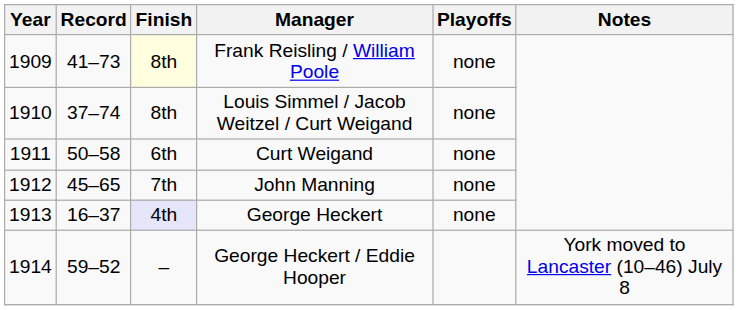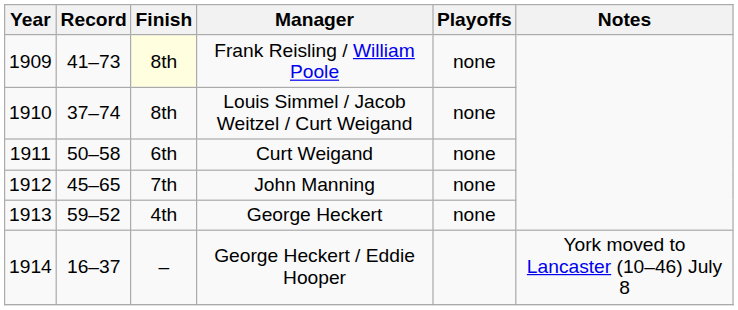(94, 215) 16–37 -> (94, 215) 59–52
(164, 215) lavender background -> (164, 215) no background
(94, 267) 59–52 -> (94, 267) 16–37
